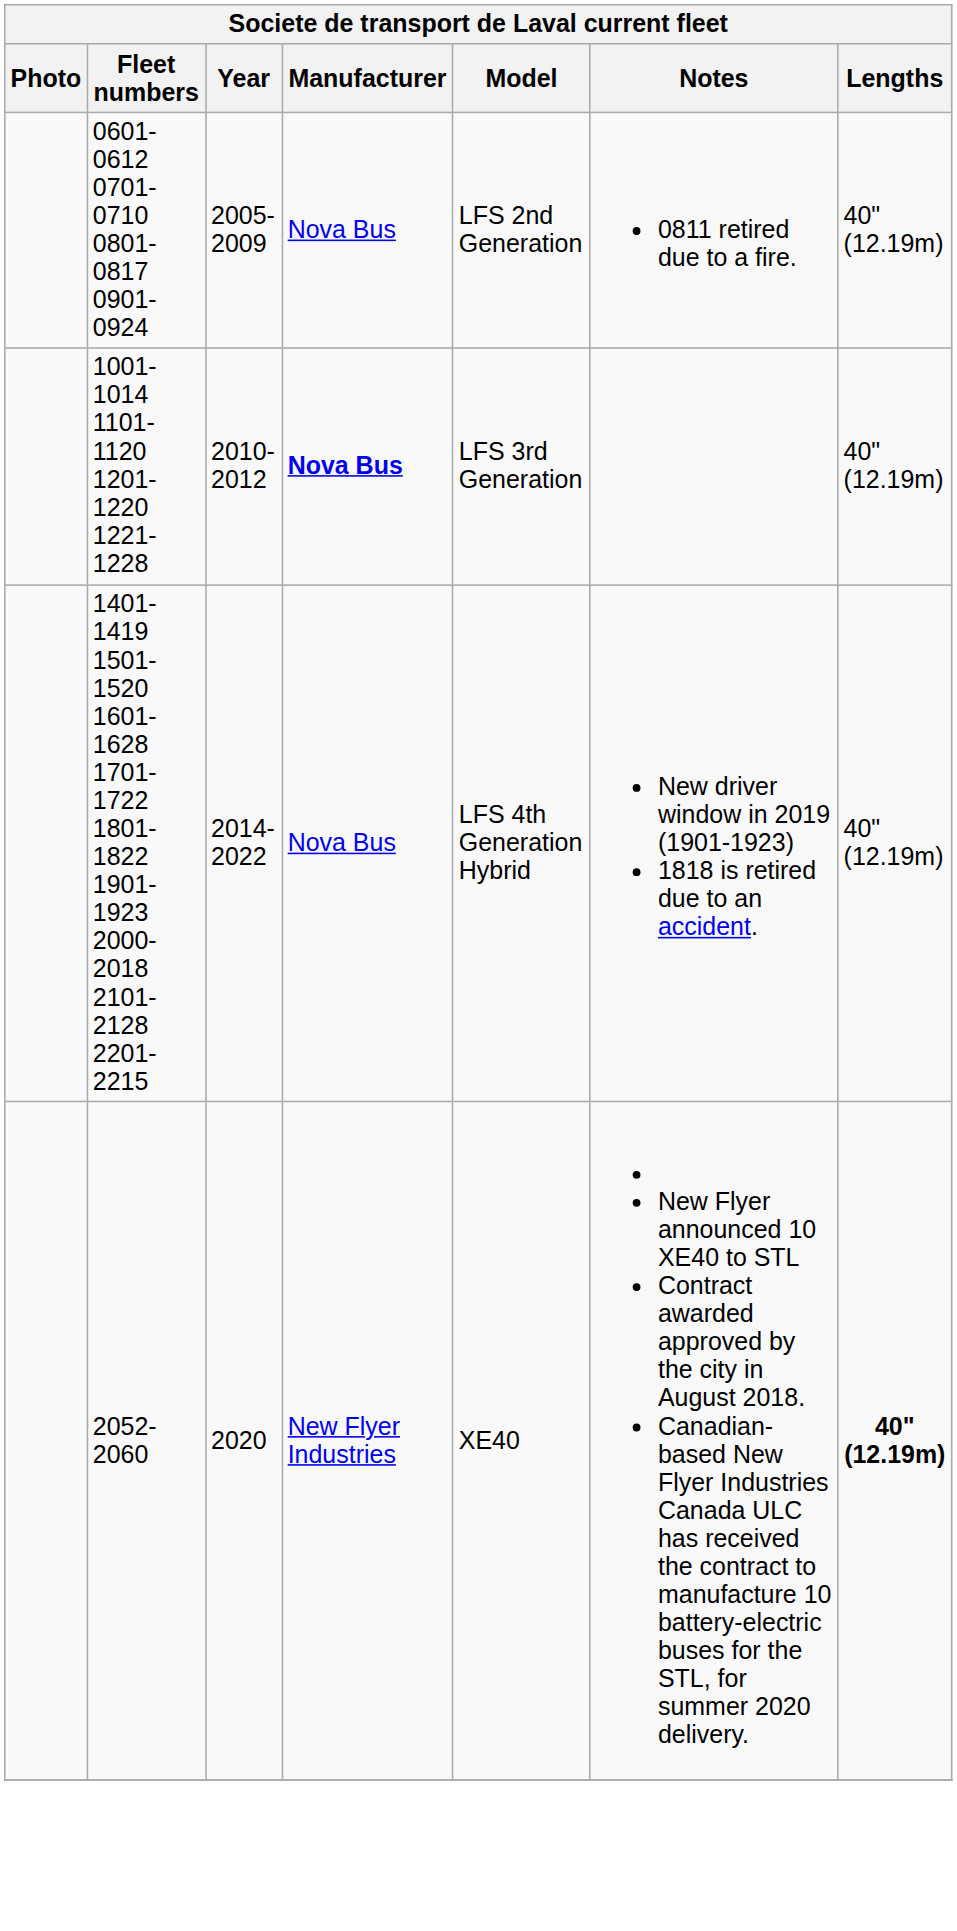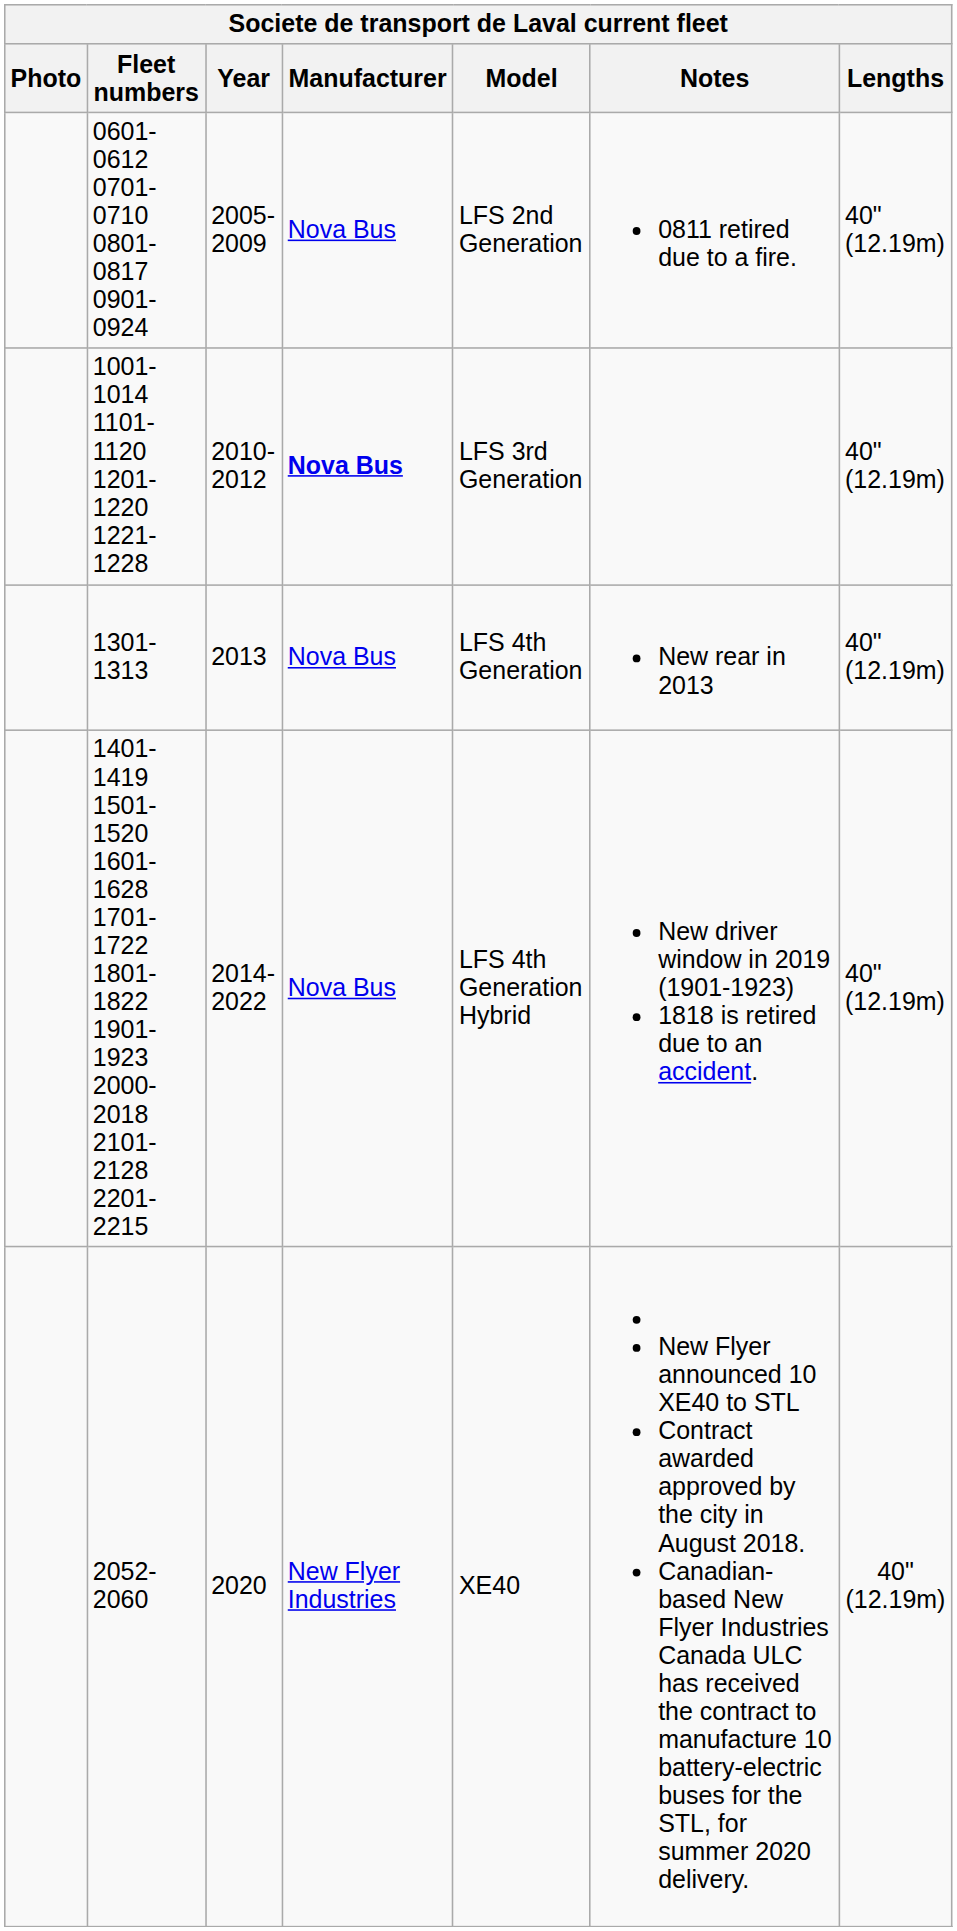+ row: (125, 656)
(895, 1440) bold -> (895, 1586) normal
